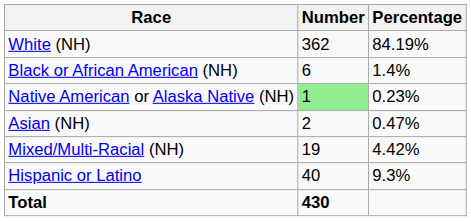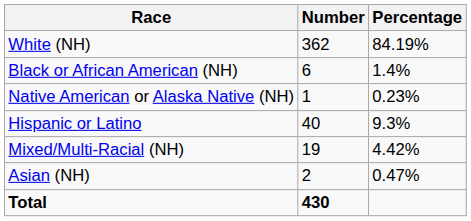(306, 96) lightgreen background -> (306, 96) no background
rows swapped: (49, 123) <-> (75, 176)
